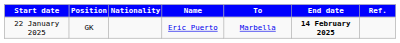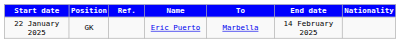columns swapped: (135, 10) <-> (378, 10)
(326, 27) bold -> (308, 27) normal
